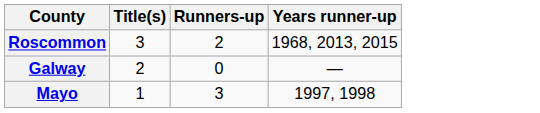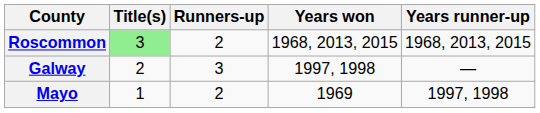+ column: (335, 17)
(140, 42) no background -> (140, 42) lightgreen background
(219, 68) 0 -> (219, 68) 3
(219, 94) 3 -> (219, 94) 2
